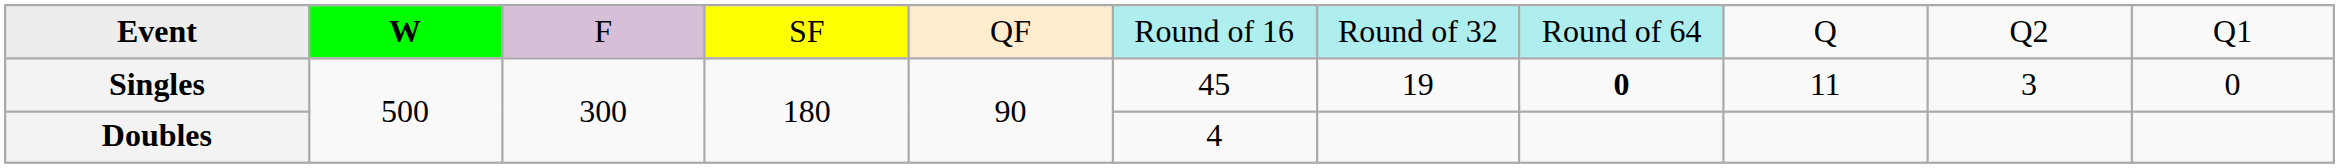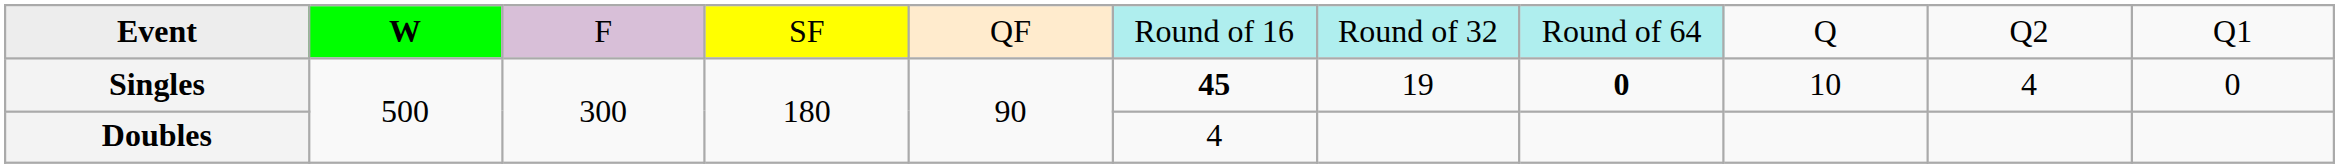(1214, 83) normal -> (1214, 83) bold
(1825, 83) 11 -> (1825, 83) 10
(2029, 83) 3 -> (2029, 83) 4
